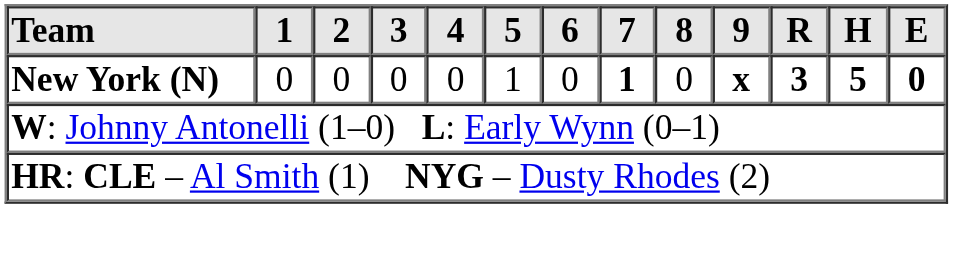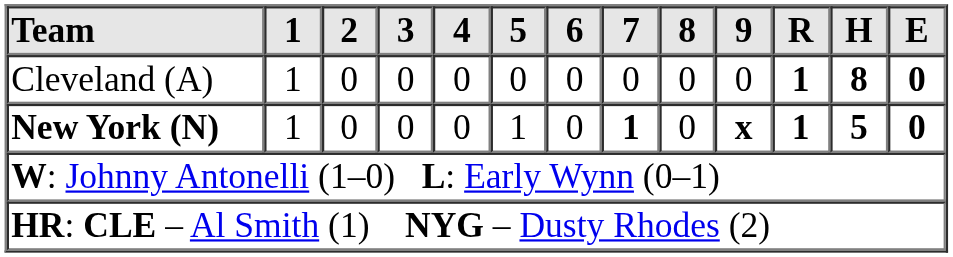+ row: (112, 78)
(284, 78) 0 -> (293, 127) 1
(799, 78) 3 -> (801, 127) 1
